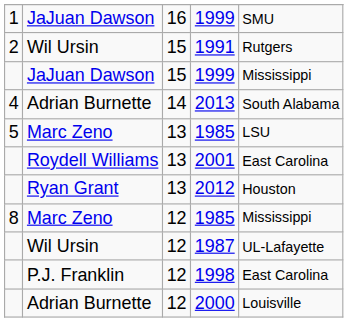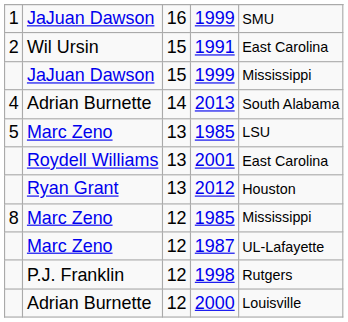(267, 47) Rutgers -> (285, 47) East Carolina
(63, 246) Wil Ursin -> (70, 246) Marc Zeno
(285, 275) East Carolina -> (267, 275) Rutgers
